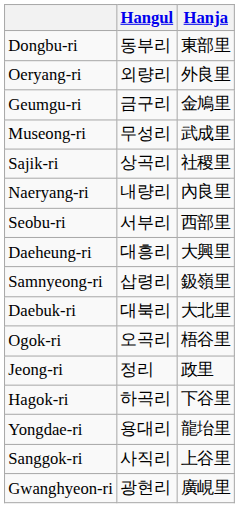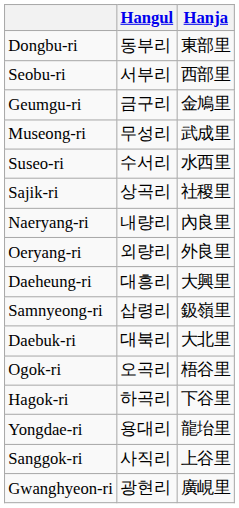rows swapped: (37, 222) <-> (45, 75)
+ row: (36, 163)
- row: (36, 370)
